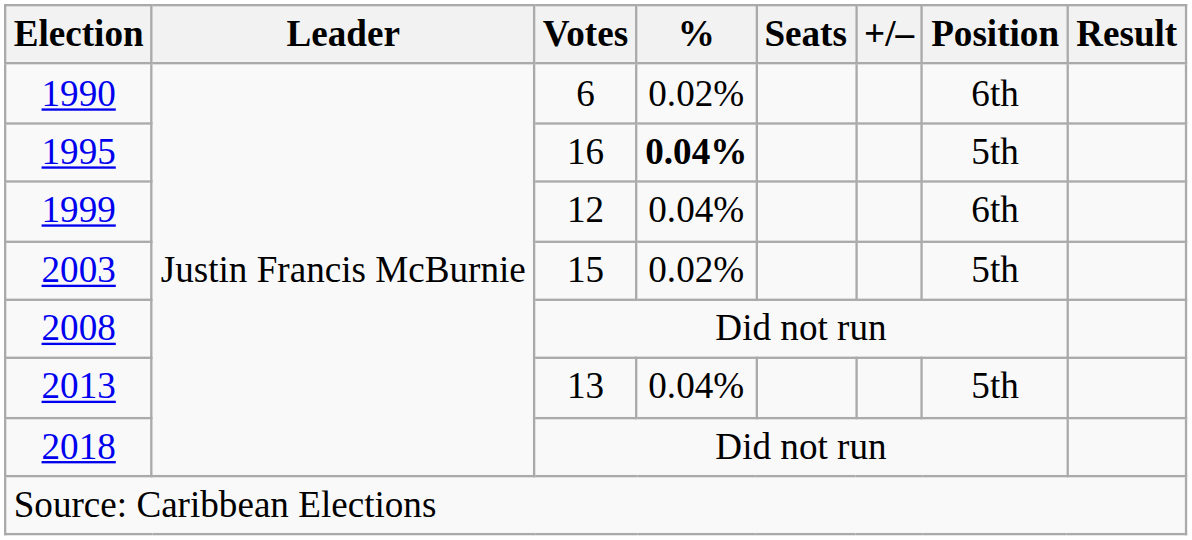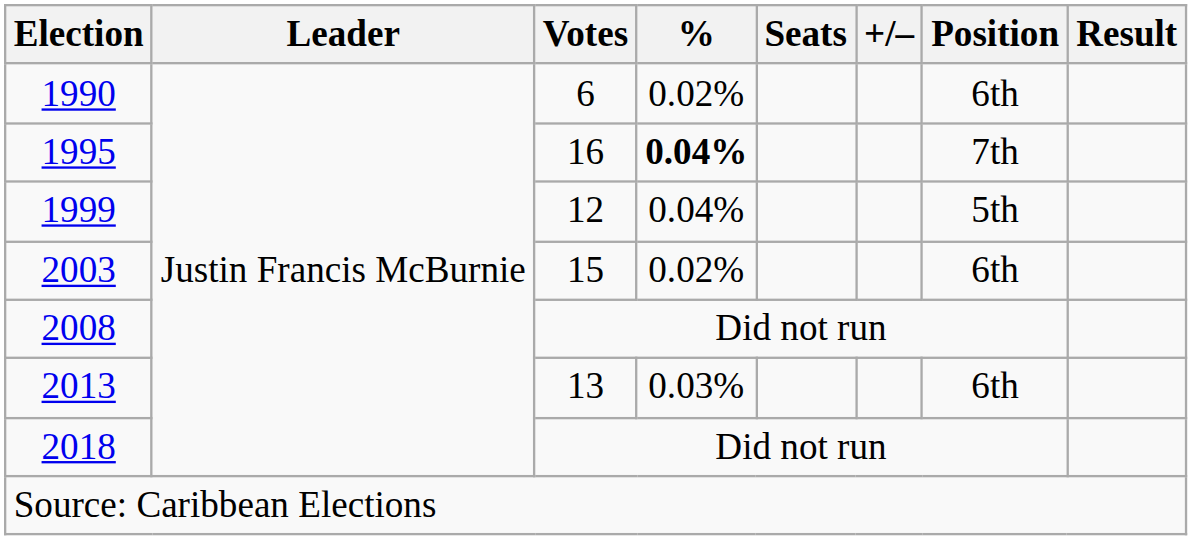(995, 151) 5th -> (995, 151) 7th
(995, 210) 6th -> (995, 210) 5th
(995, 269) 5th -> (995, 269) 6th
(696, 387) 0.04% -> (696, 387) 0.03%
(995, 387) 5th -> (995, 387) 6th
